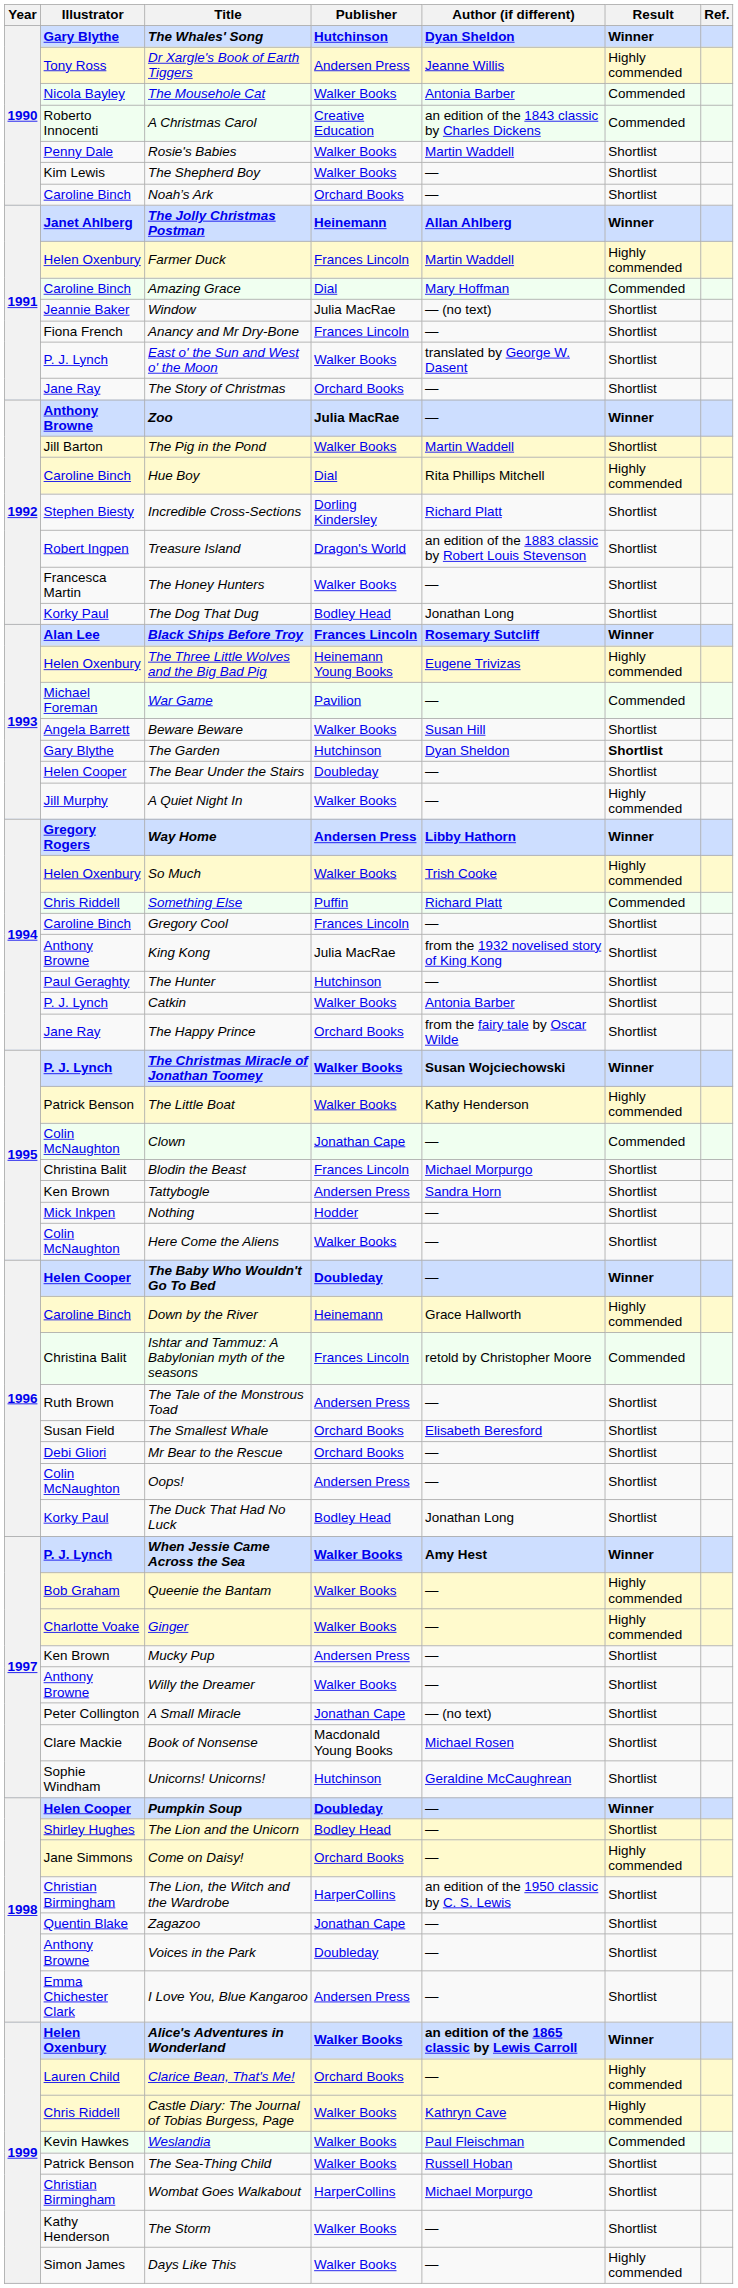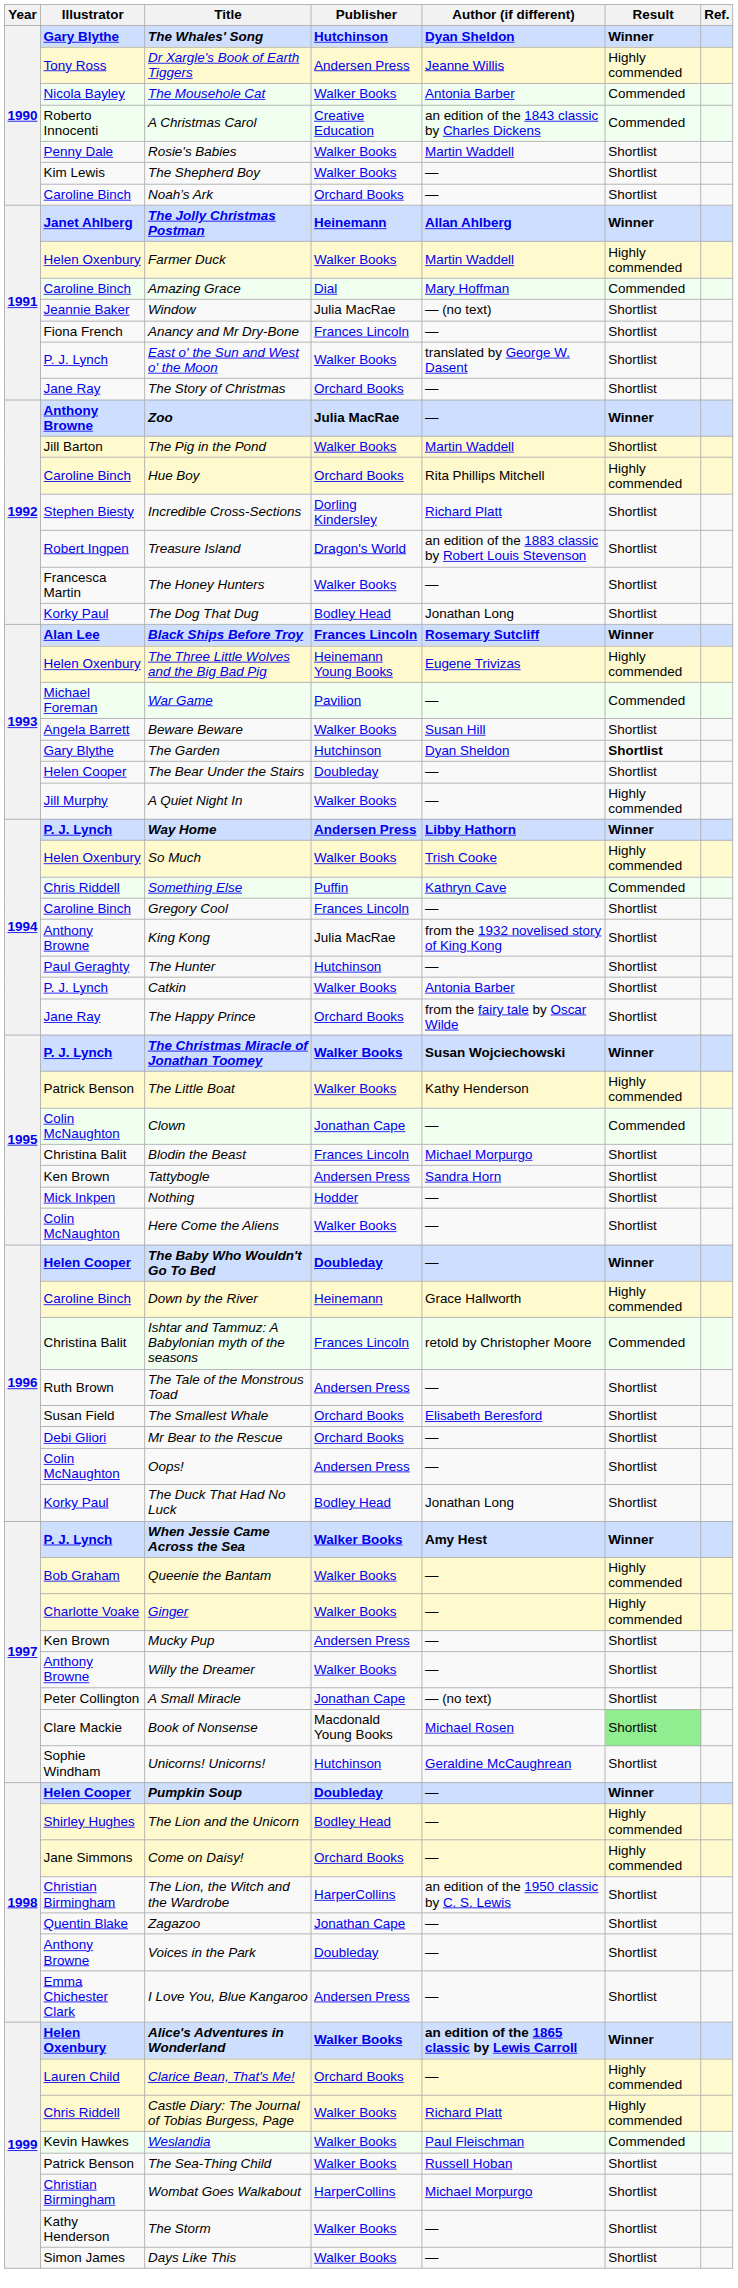(362, 259) Frances Lincoln -> (355, 259) Walker Books
(326, 475) Dial -> (359, 475) Orchard Books
(70, 837) Gregory Rogers -> (78, 829) P. J. Lynch
(463, 902) Richard Platt -> (466, 887) Kathryn Cave
(633, 1742) no background -> (633, 1727) lightgreen background
(633, 1829) Shortlist -> (645, 1821) Highly commended
(466, 2113) Kathryn Cave -> (463, 2113) Richard Platt
(645, 2265) Highly commended -> (633, 2257) Shortlist
